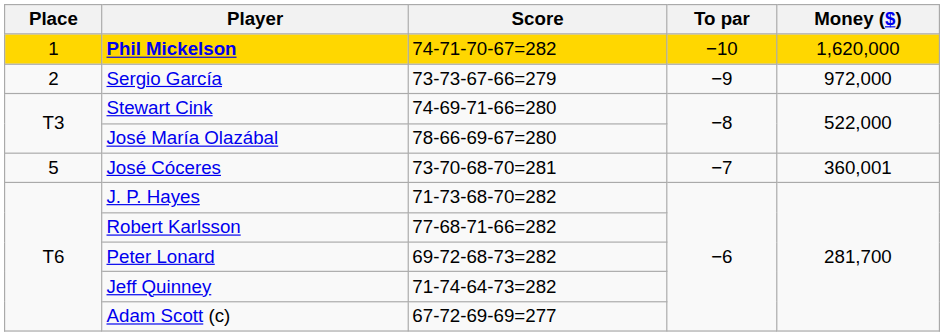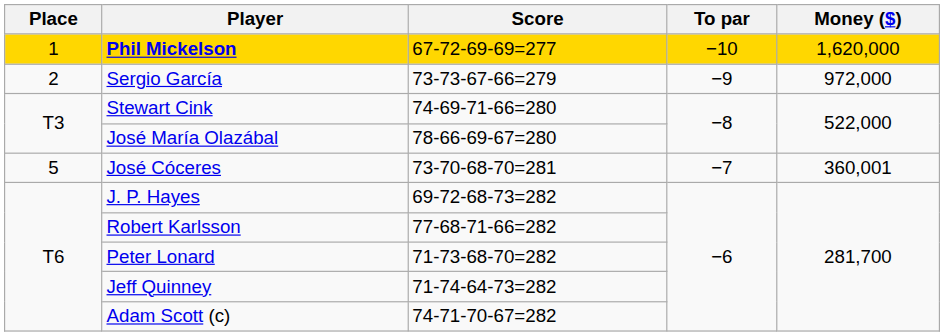(484, 49) 74-71-70-67=282 -> (484, 49) 67-72-69-69=277
(484, 197) 71-73-68-70=282 -> (484, 197) 69-72-68-73=282
(484, 256) 69-72-68-73=282 -> (484, 256) 71-73-68-70=282
(484, 316) 67-72-69-69=277 -> (484, 316) 74-71-70-67=282
